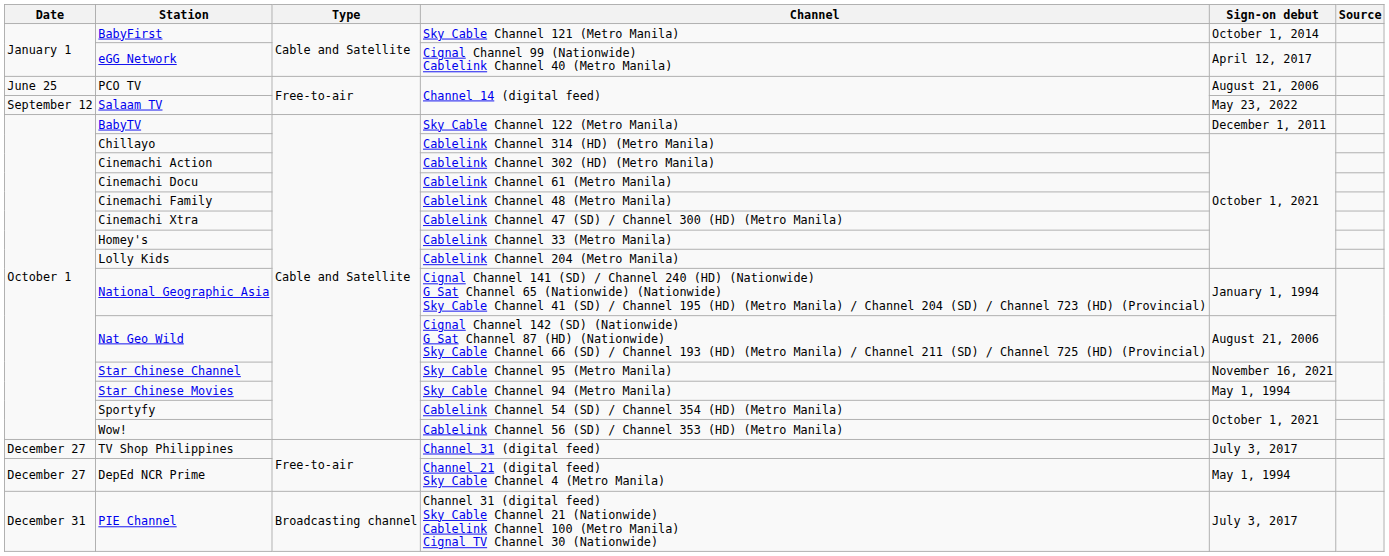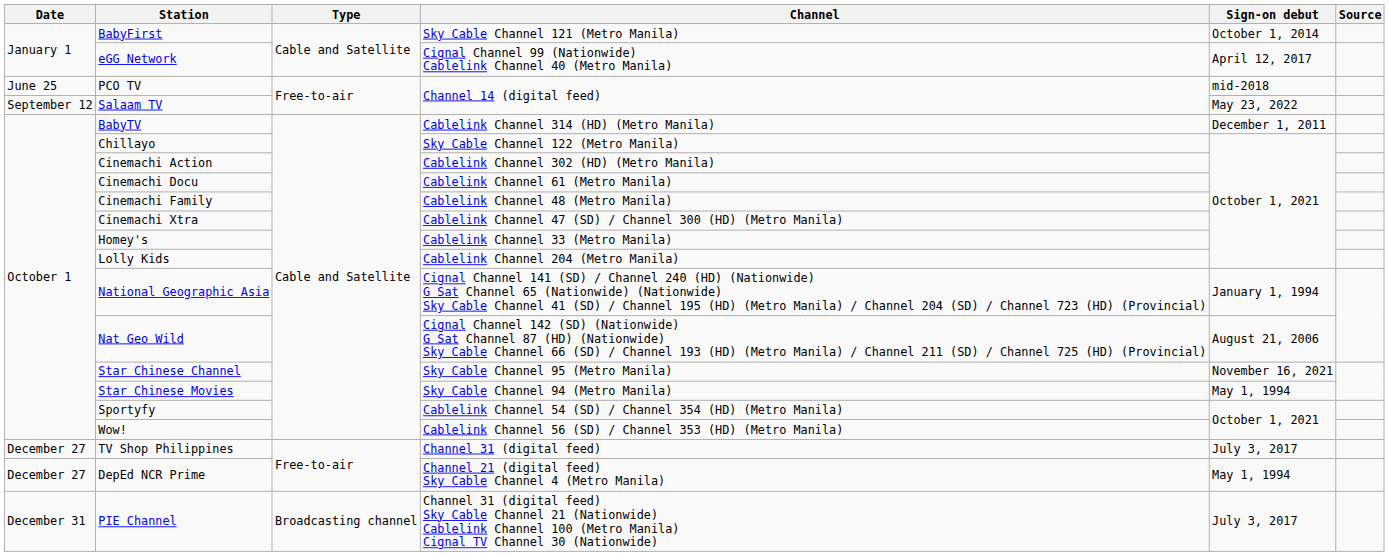(1266, 86) August 21, 2006 -> (1241, 86) mid-2018
(551, 124) Sky Cable Channel 122 (Metro Manila) -> (569, 124) Cablelink Channel 314 (HD) (Metro Manila)
(569, 143) Cablelink Channel 314 (HD) (Metro Manila) -> (551, 143) Sky Cable Channel 122 (Metro Manila)
